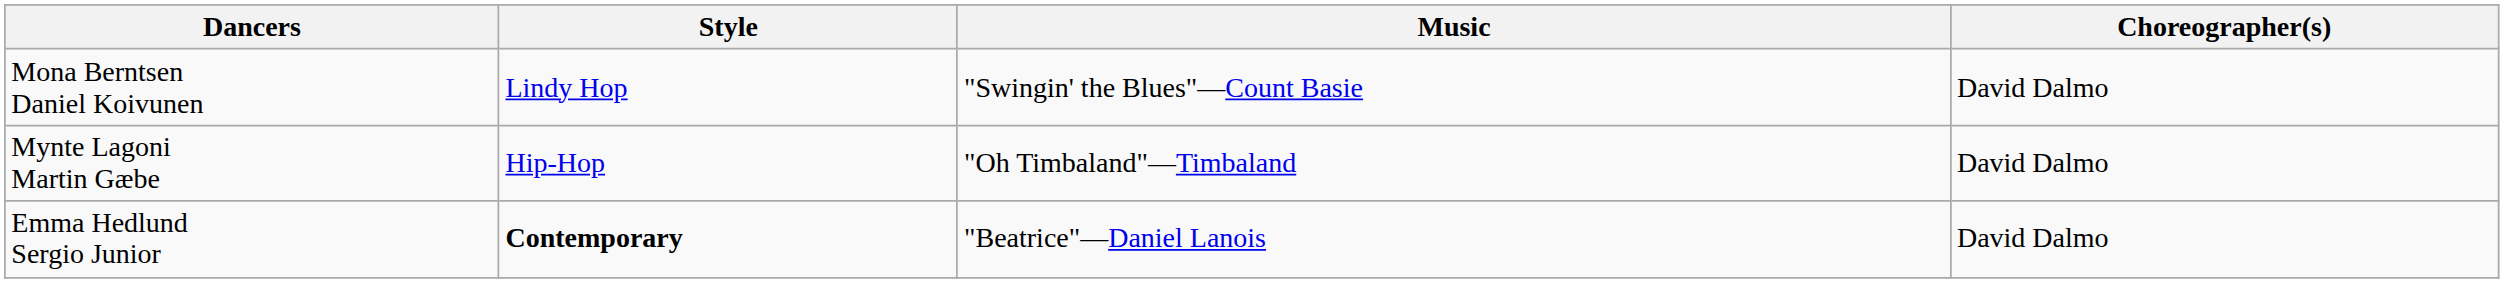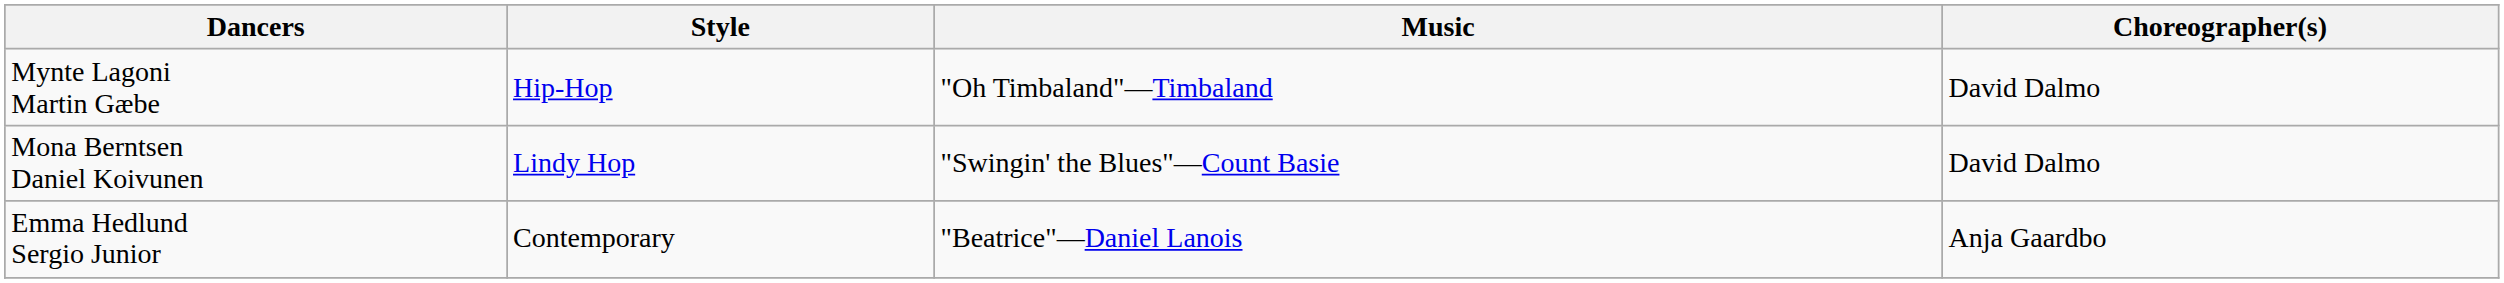rows swapped: (91, 162) <-> (107, 86)
(594, 238) bold -> (594, 238) normal
(2033, 238) David Dalmo -> (2027, 238) Anja Gaardbo
